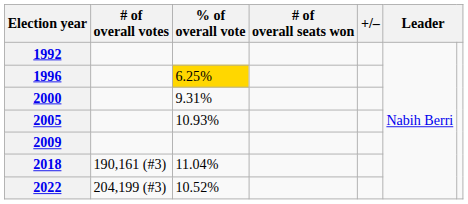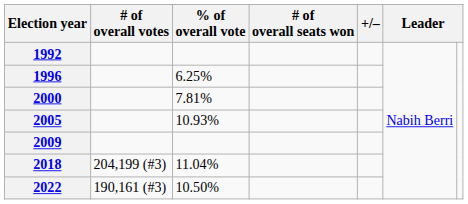(194, 76) gold background -> (194, 76) no background
(194, 98) 9.31% -> (194, 98) 7.81%
(130, 165) 190,161 (#3) -> (130, 165) 204,199 (#3)
(130, 187) 204,199 (#3) -> (130, 187) 190,161 (#3)
(197, 187) 10.52% -> (197, 187) 10.50%
